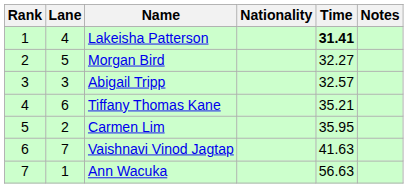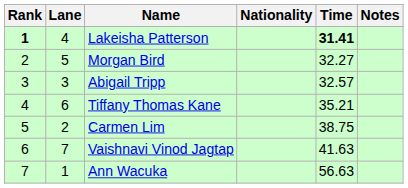(25, 37) normal -> (25, 37) bold
(336, 127) 35.95 -> (336, 127) 38.75
